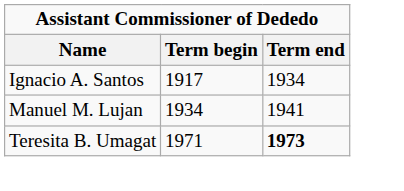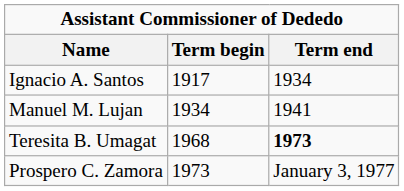(184, 140) 1971 -> (191, 140) 1968
+ row: (86, 170)
